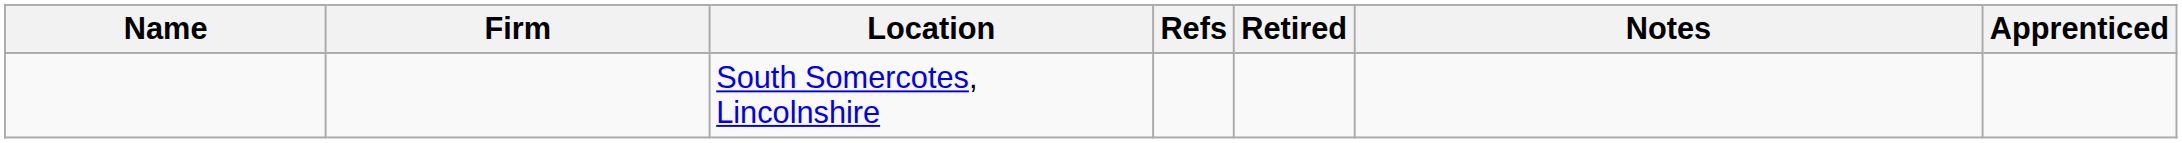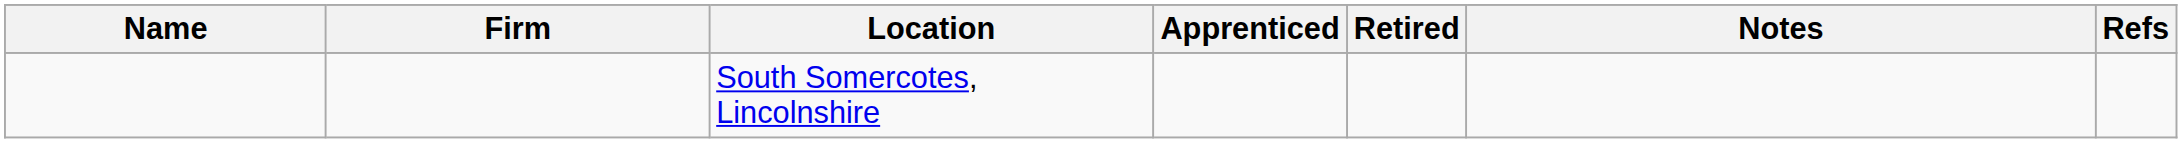columns swapped: (2079, 28) <-> (1194, 28)
